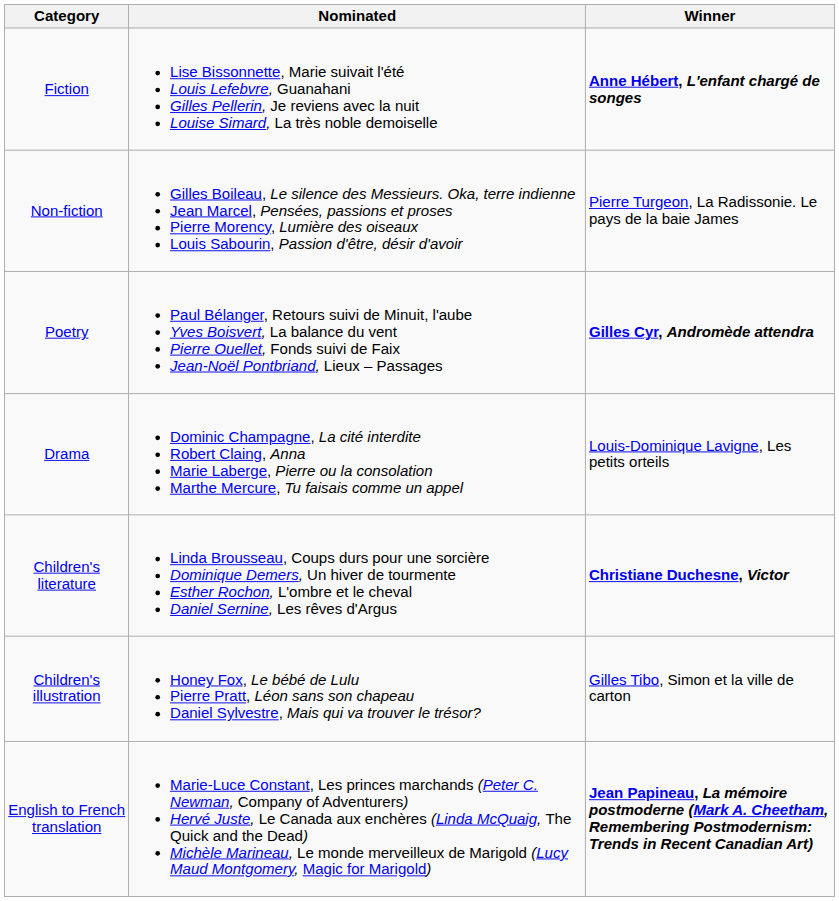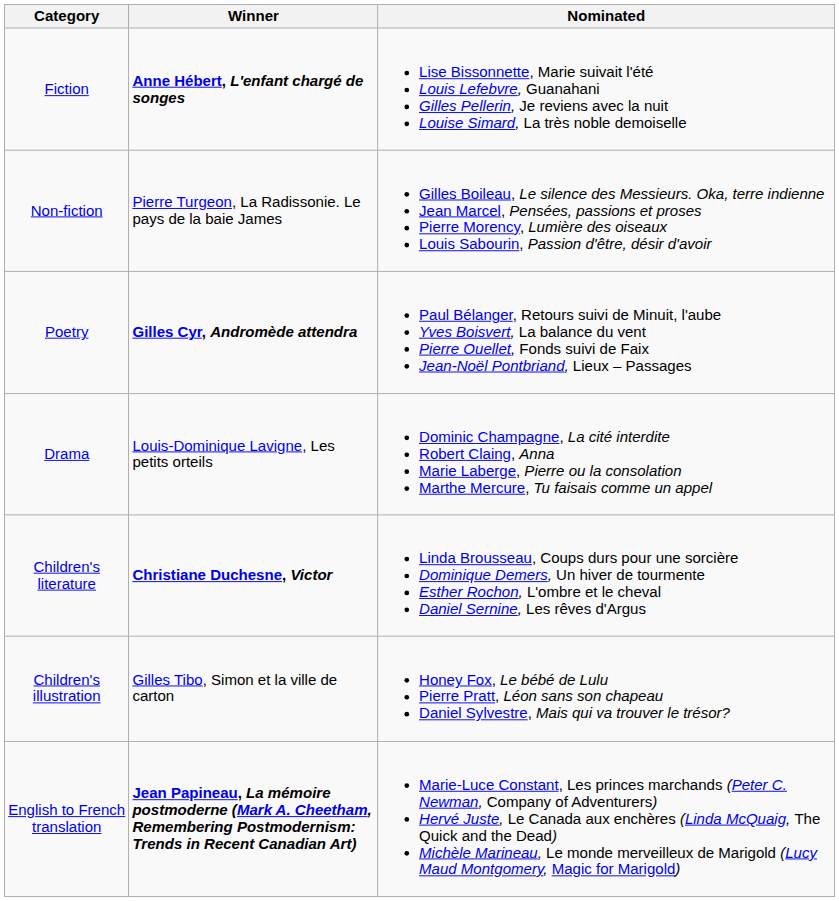columns swapped: (710, 16) <-> (357, 16)
